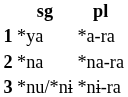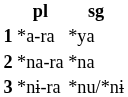columns swapped: (45, 11) <-> (101, 11)
